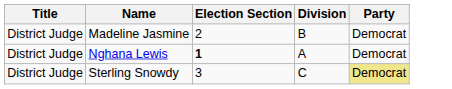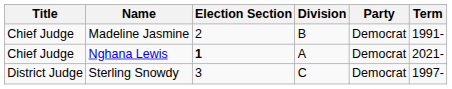+ column: (428, 14)
(45, 34) District Judge -> (41, 34) Chief Judge
(45, 53) District Judge -> (41, 53) Chief Judge
(379, 73) khaki background -> (379, 73) no background
